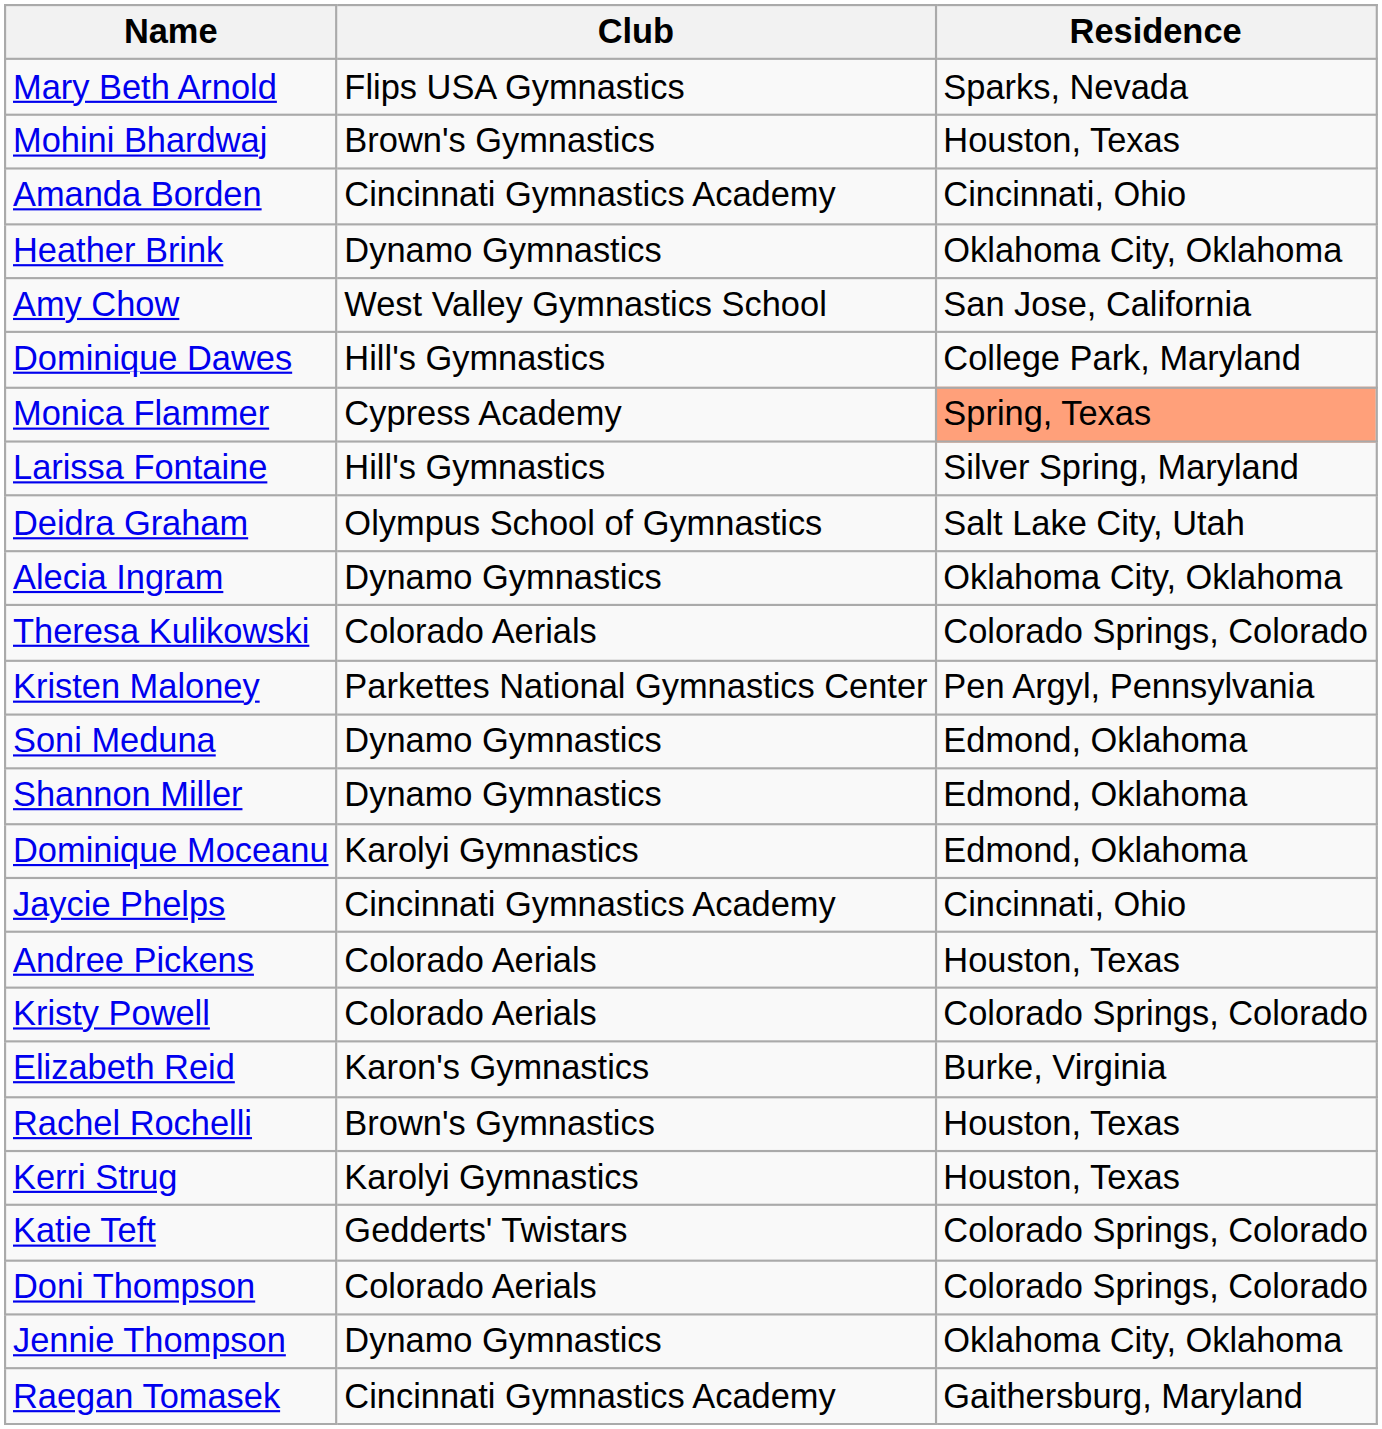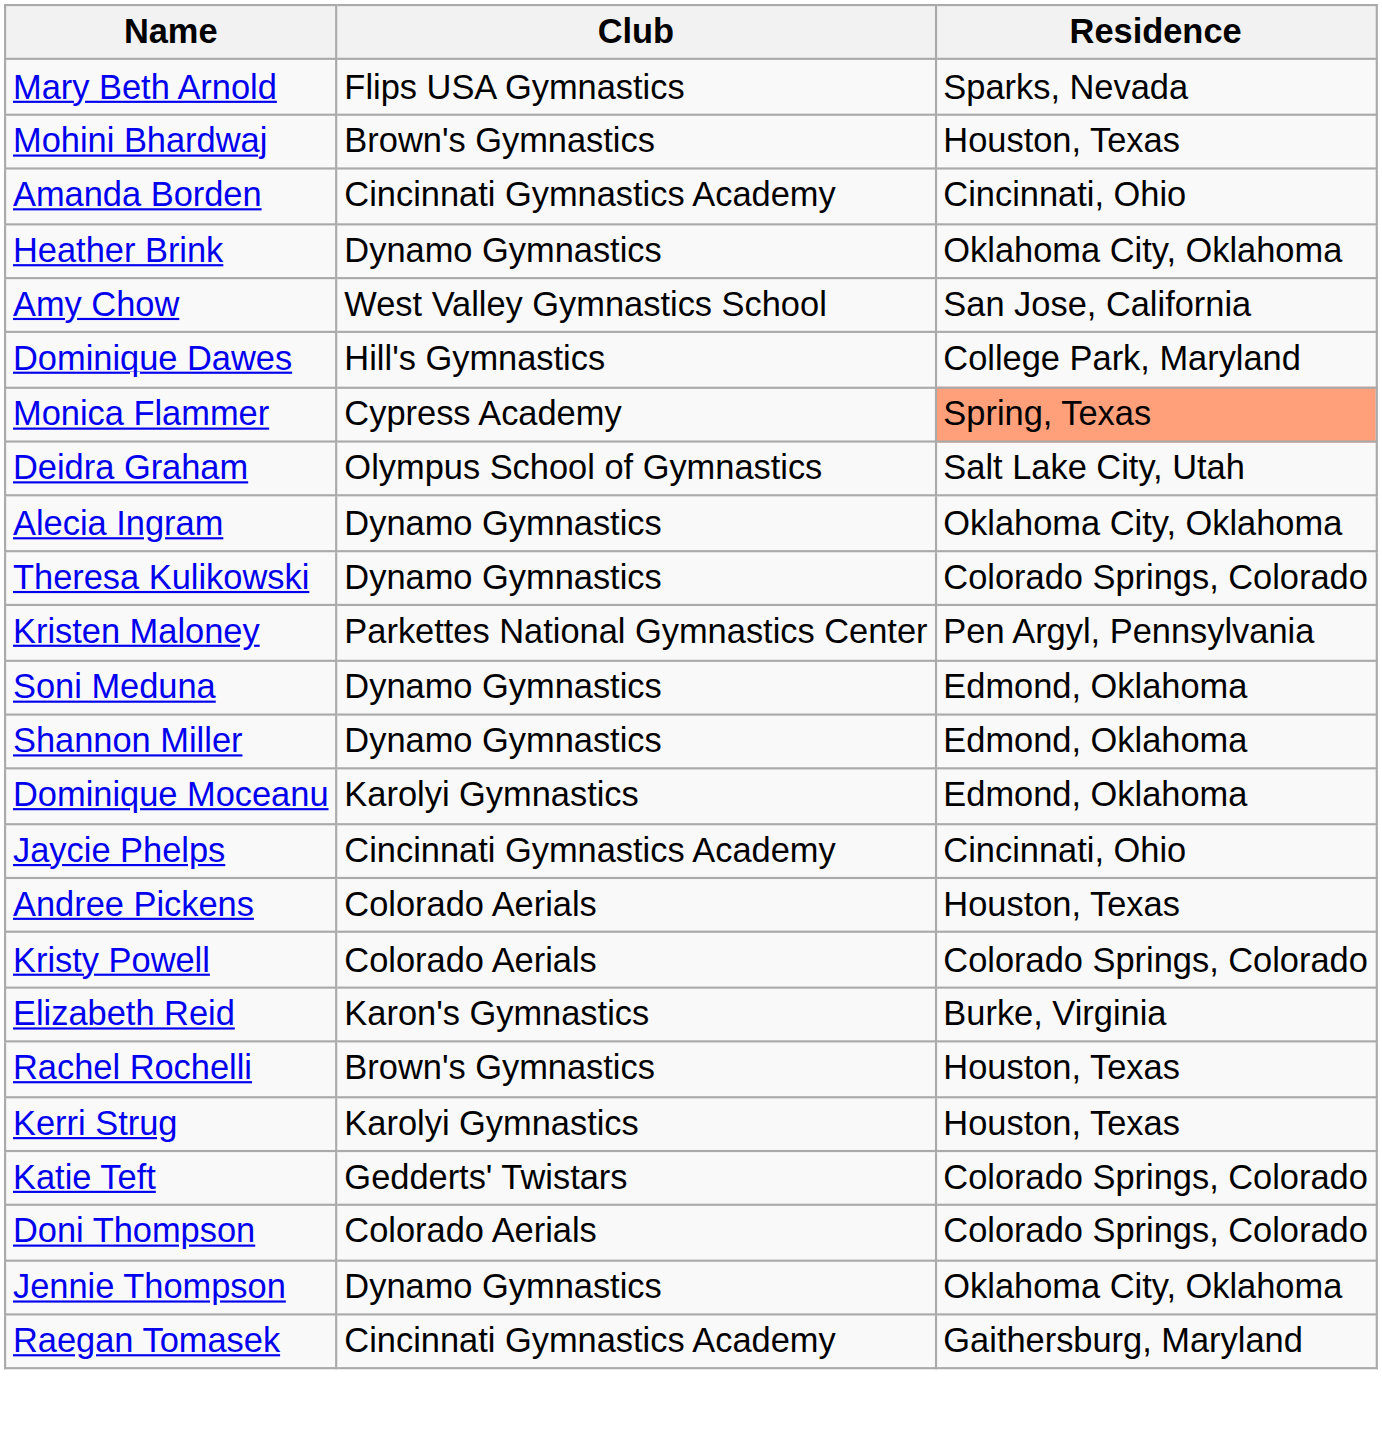- row: (140, 468)
(471, 631) Colorado Aerials -> (503, 577) Dynamo Gymnastics
